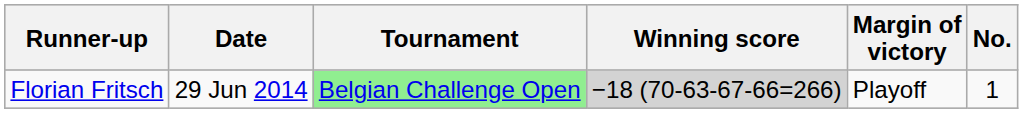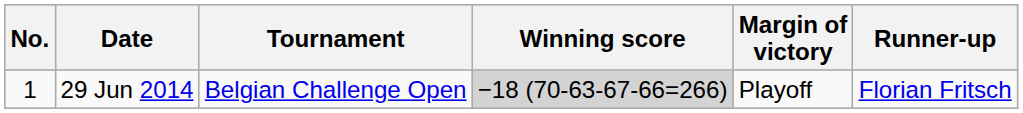columns swapped: (992, 38) <-> (87, 38)
(450, 89) lightgreen background -> (336, 89) no background
